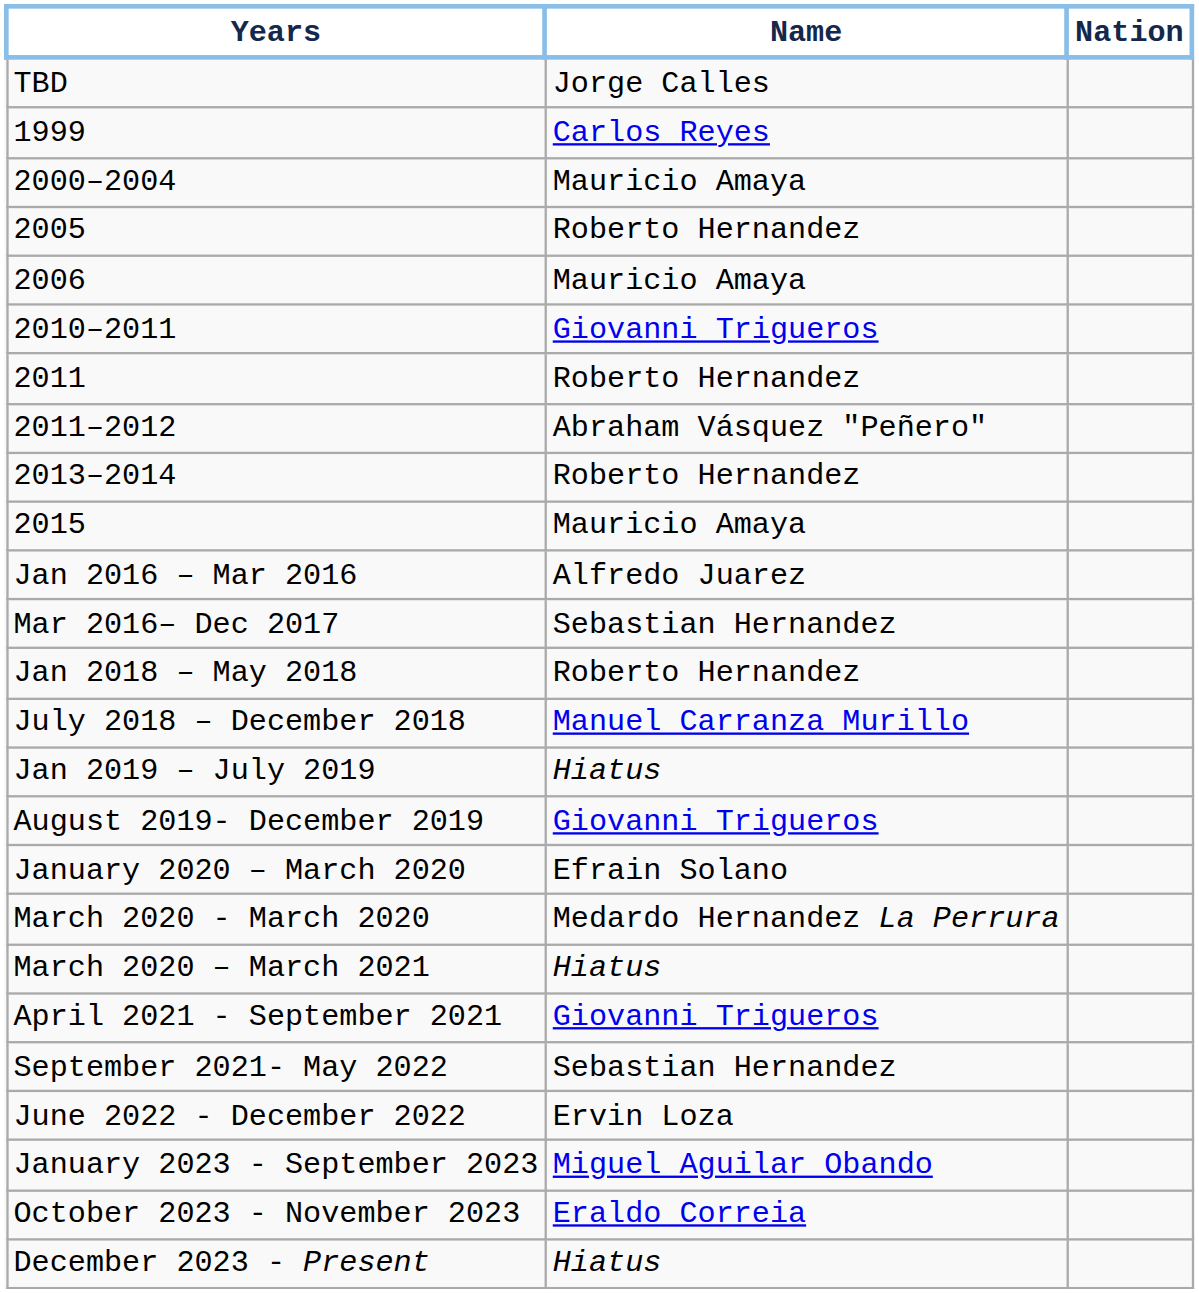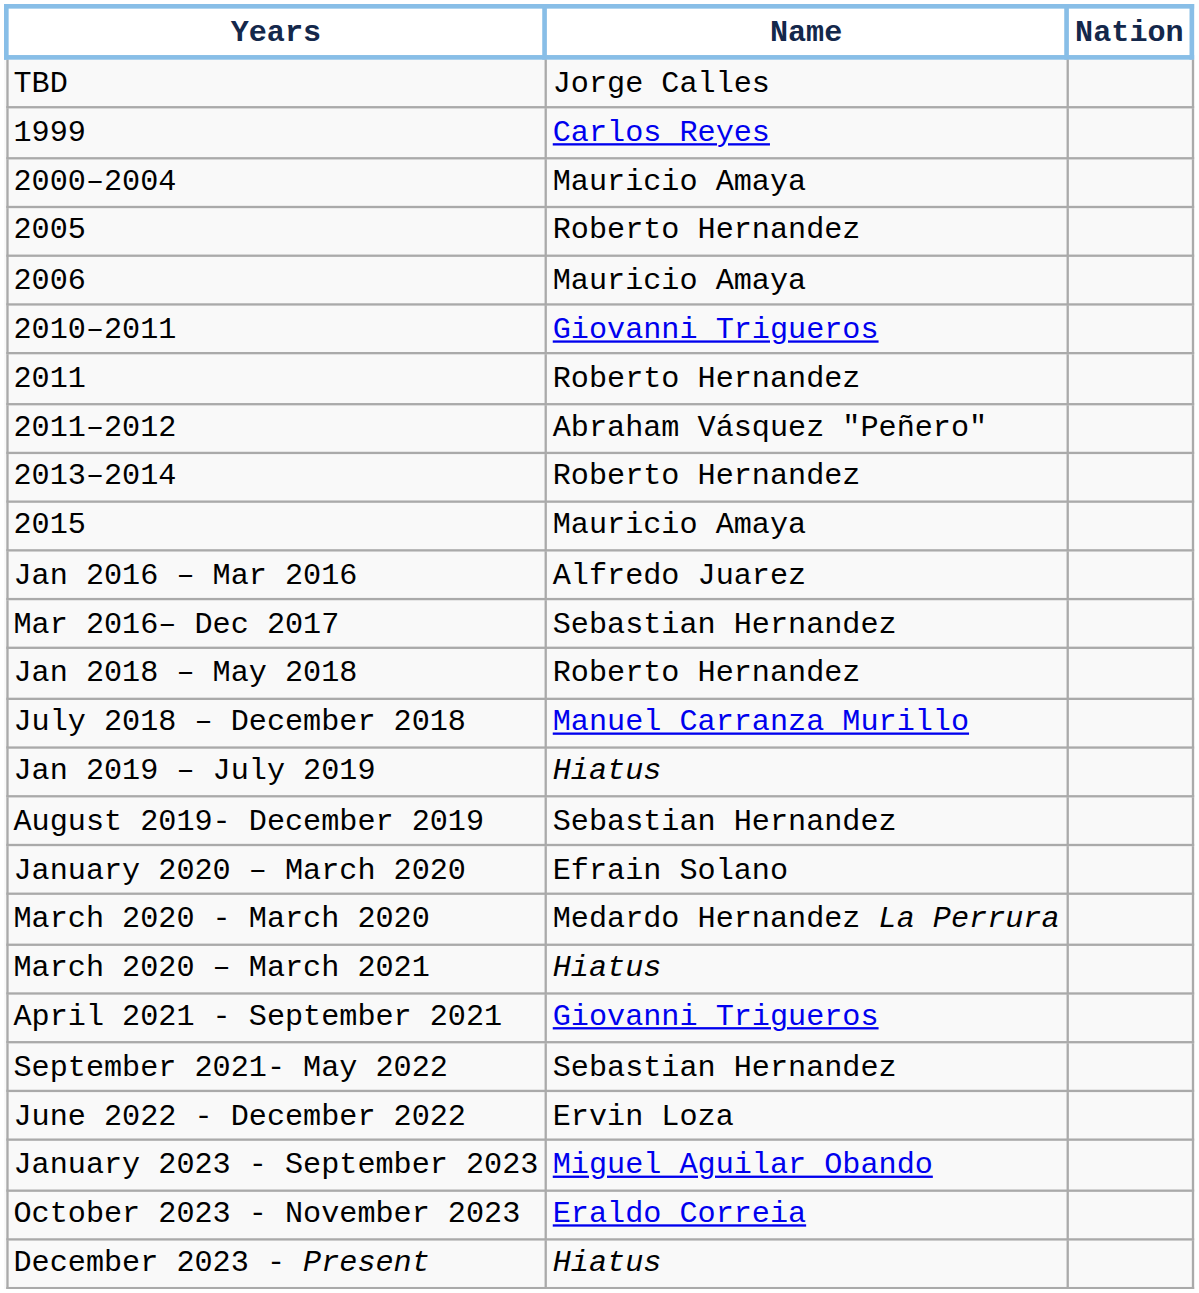(716, 821) Giovanni Trigueros -> (725, 821) Sebastian Hernandez
